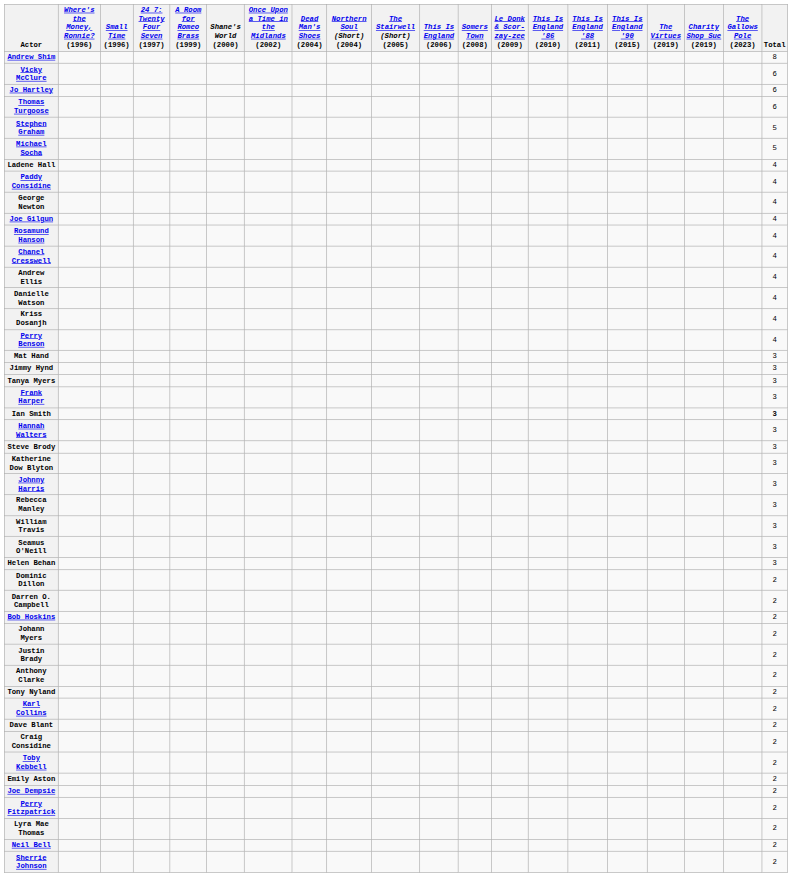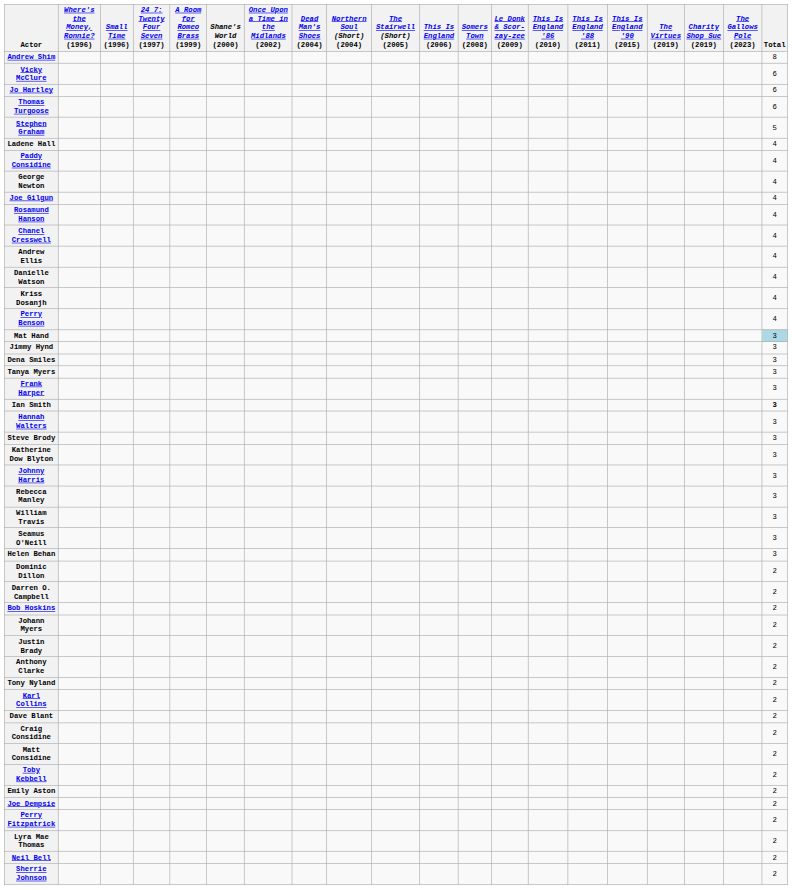- row: (31, 148)
(775, 356) no background -> (775, 335) lightblue background
+ row: (31, 360)
+ row: (31, 754)
